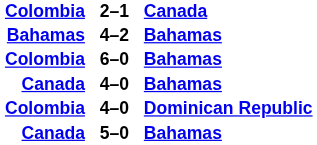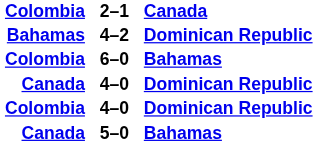(183, 35) Bahamas -> (228, 35) Dominican Republic
(183, 84) Bahamas -> (228, 84) Dominican Republic
